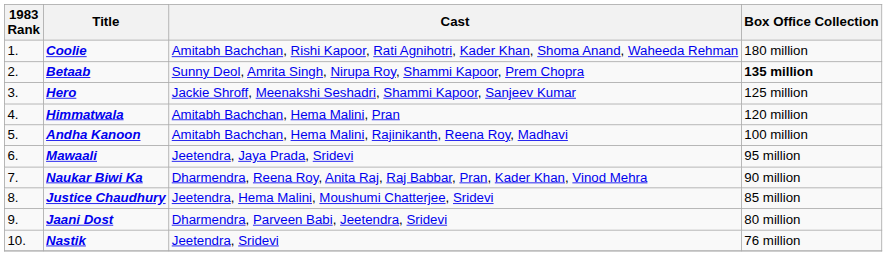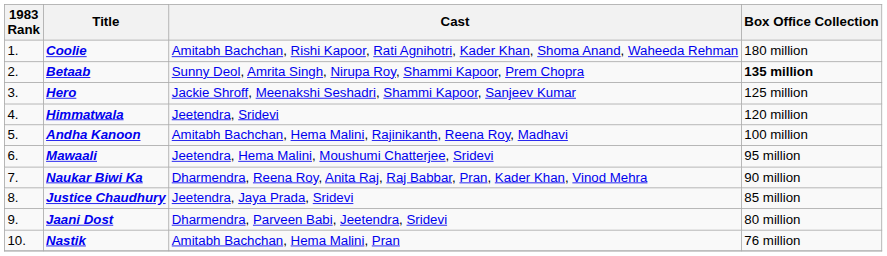(286, 114) Amitabh Bachchan, Hema Malini, Pran -> (225, 114) Jeetendra, Sridevi
(263, 156) Jeetendra, Jaya Prada, Sridevi -> (333, 156) Jeetendra, Hema Malini, Moushumi Chatterjee, Sridevi
(333, 198) Jeetendra, Hema Malini, Moushumi Chatterjee, Sridevi -> (263, 198) Jeetendra, Jaya Prada, Sridevi
(225, 240) Jeetendra, Sridevi -> (286, 240) Amitabh Bachchan, Hema Malini, Pran
